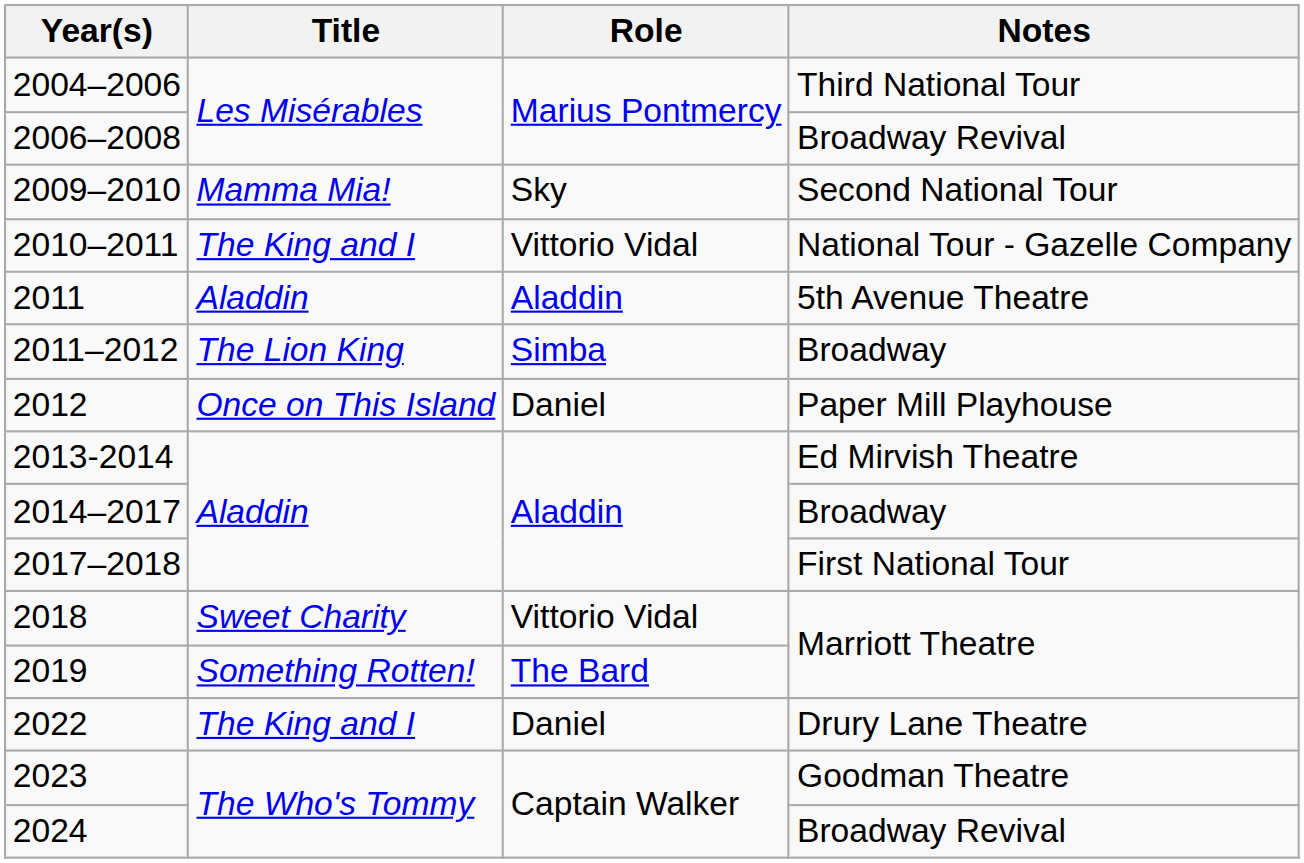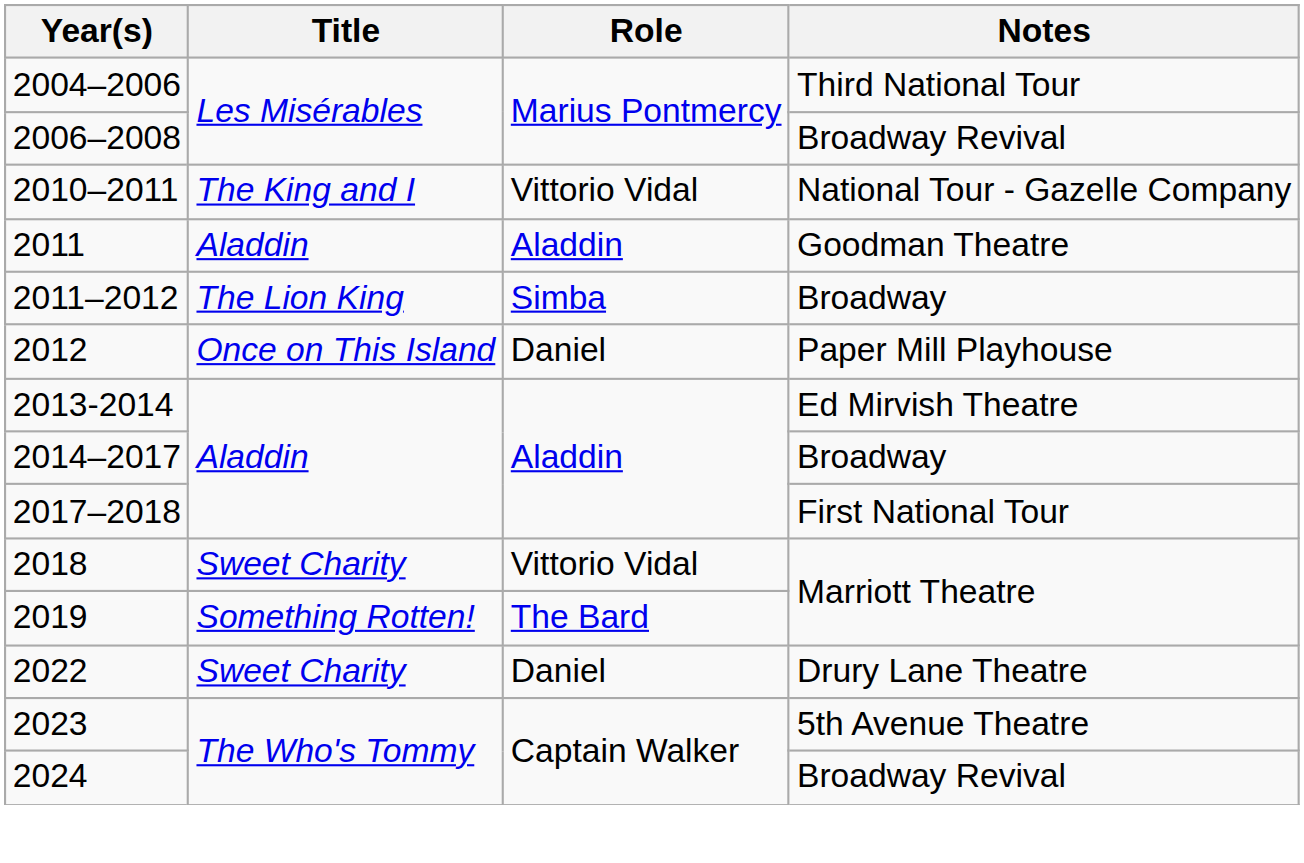- row: (97, 191)
(943, 297) 5th Avenue Theatre -> (933, 244) Goodman Theatre
(306, 723) The King and I -> (301, 670) Sweet Charity
(933, 777) Goodman Theatre -> (943, 723) 5th Avenue Theatre
